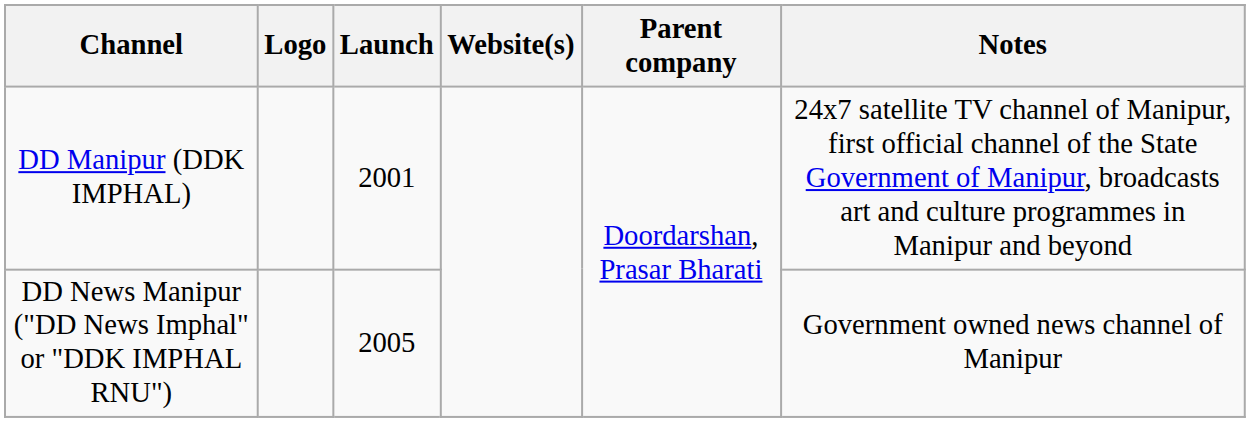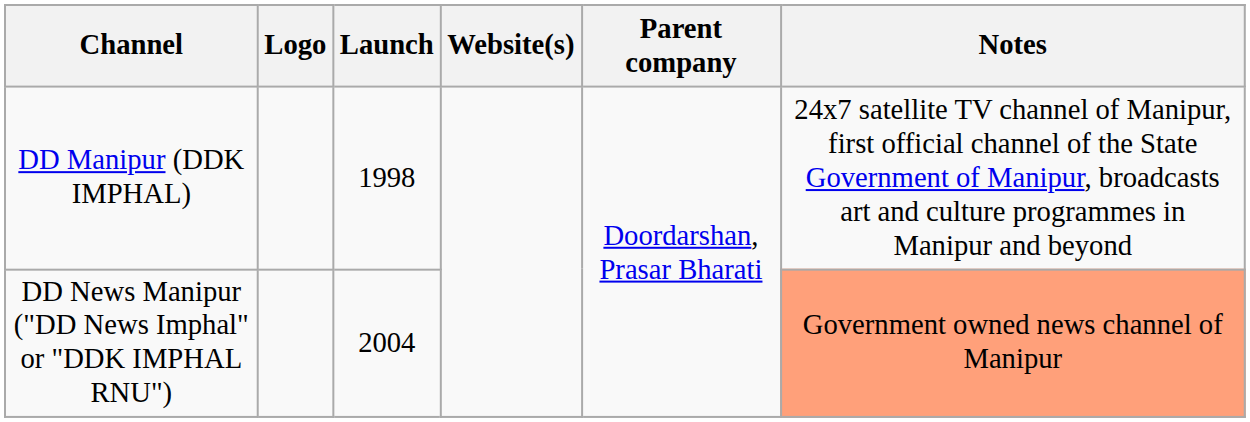(387, 177) 2001 -> (387, 177) 1998
(387, 342) 2005 -> (387, 342) 2004
(1013, 342) no background -> (1013, 342) lightsalmon background
